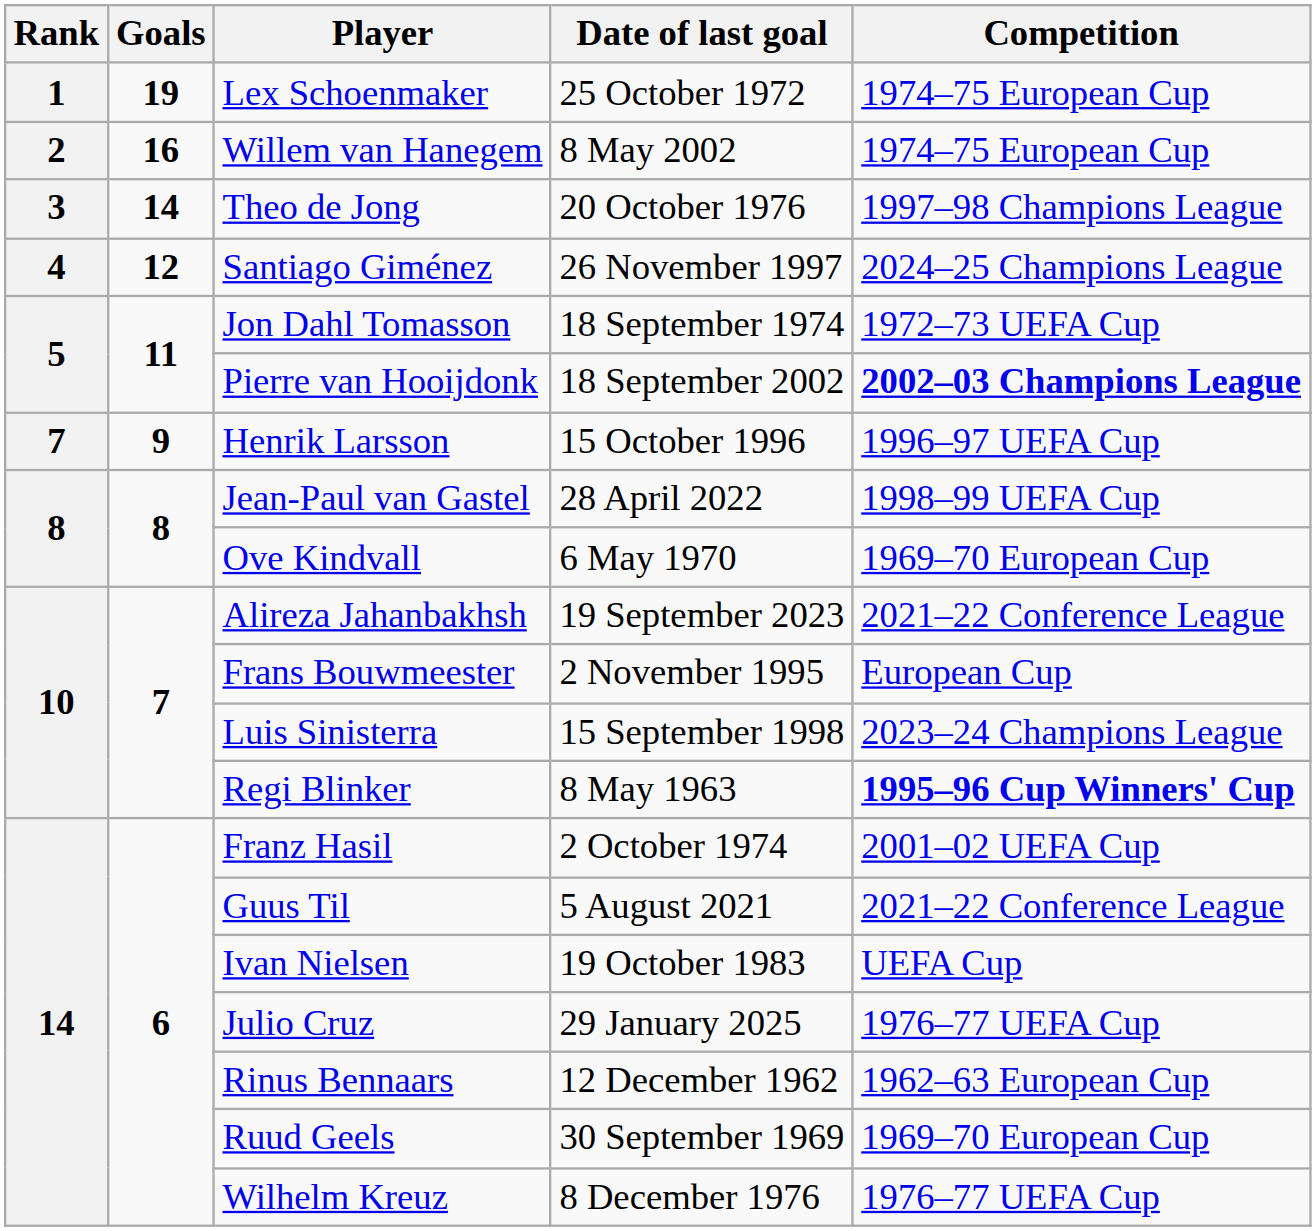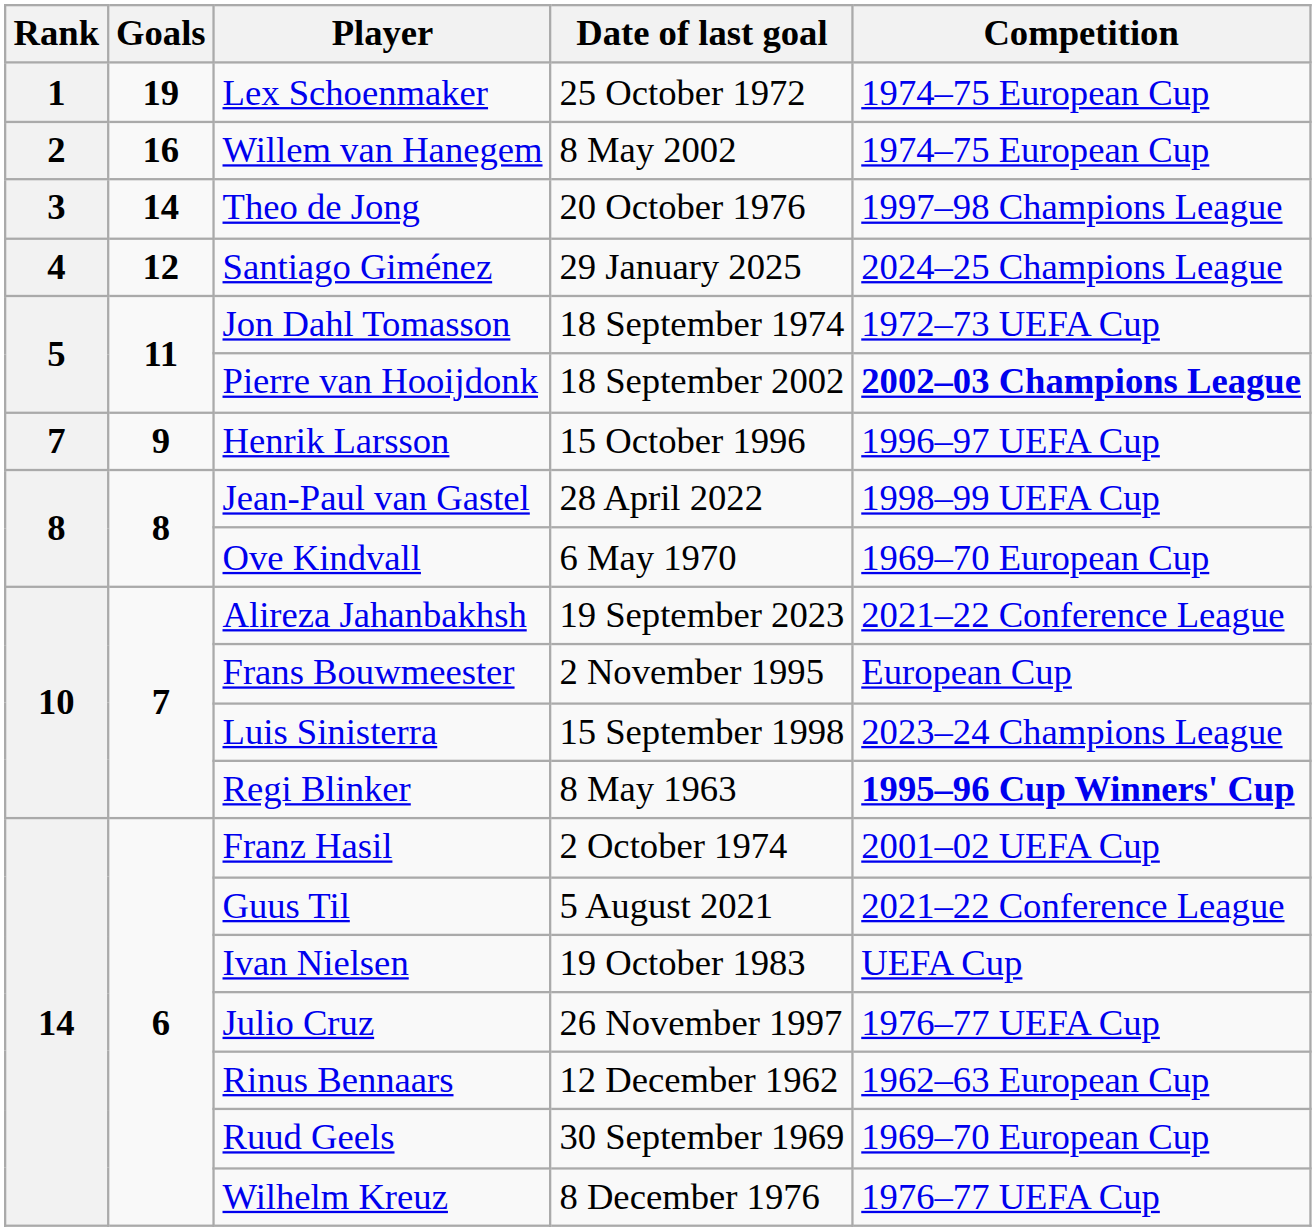(701, 265) 26 November 1997 -> (681, 265) 29 January 2025
(681, 1021) 29 January 2025 -> (701, 1021) 26 November 1997
